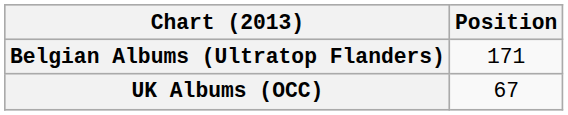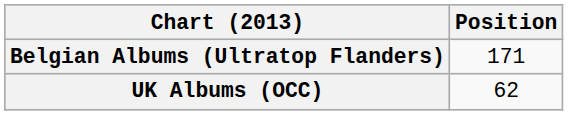(506, 92) 67 -> (506, 92) 62
